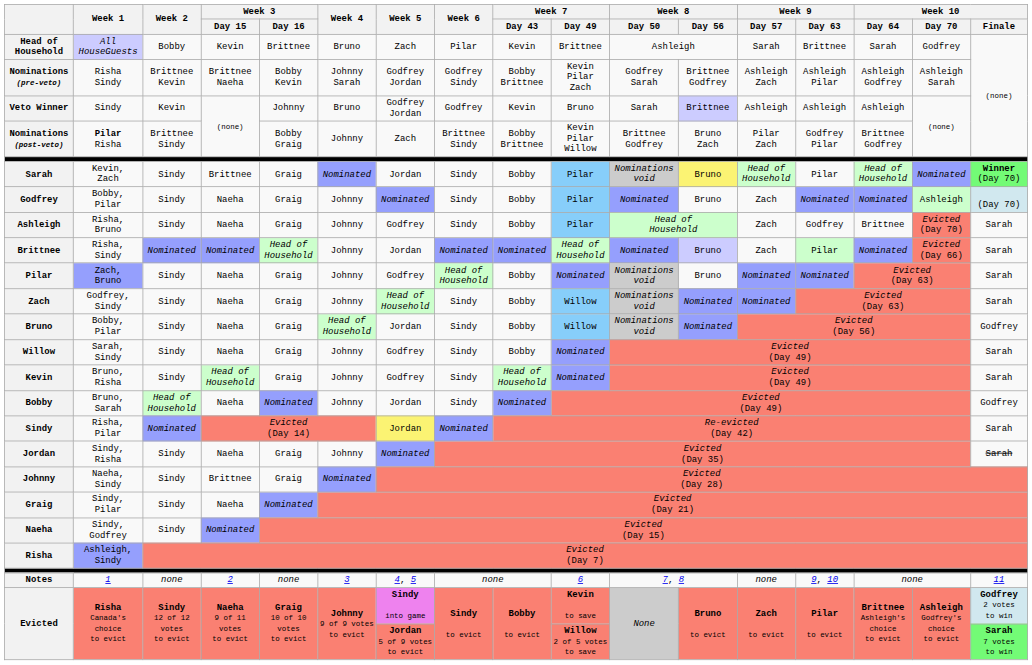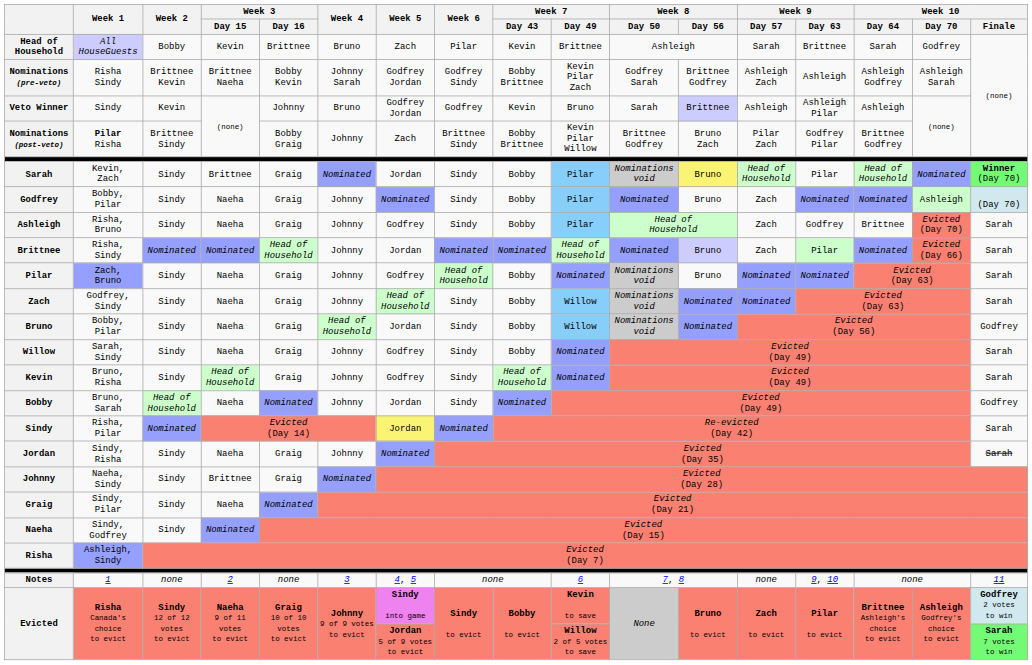(825, 77) Ashleigh Pilar -> (825, 77) Ashleigh
(825, 108) Ashleigh -> (825, 108) Ashleigh Pilar
